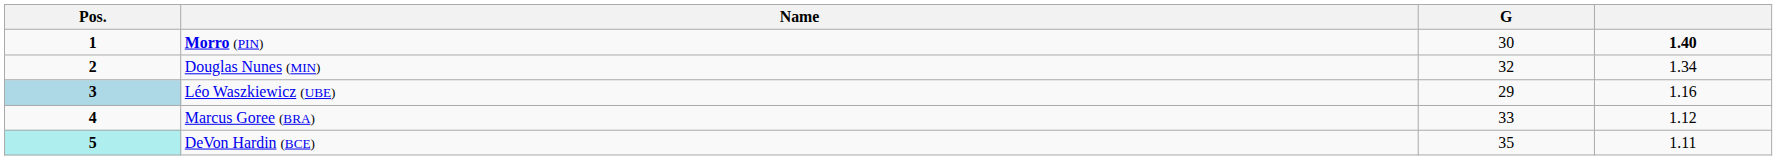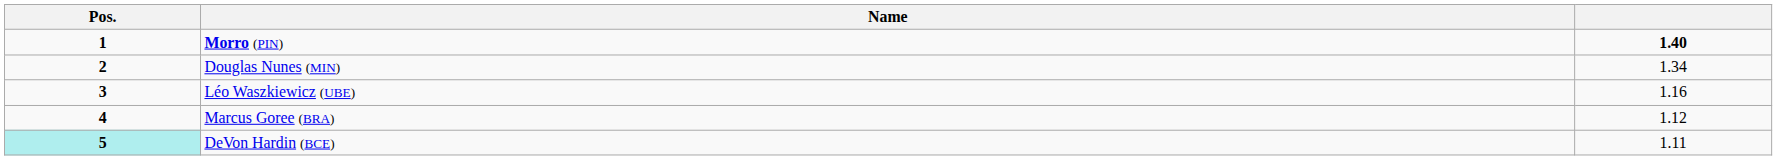- column: (1506, 17)
(93, 92) lightblue background -> (103, 92) no background
